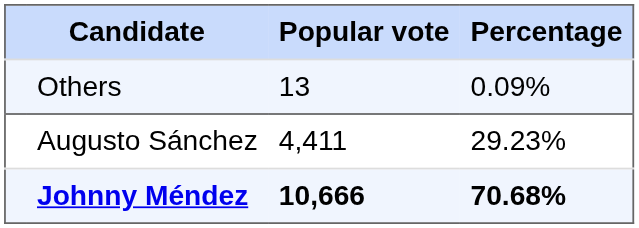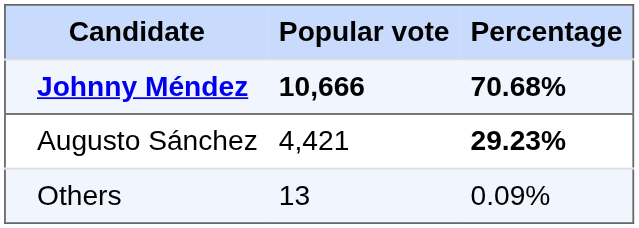rows swapped: (143, 195) <-> (79, 86)
(313, 140) 4,411 -> (314, 140) 4,421
(518, 140) normal -> (518, 140) bold
